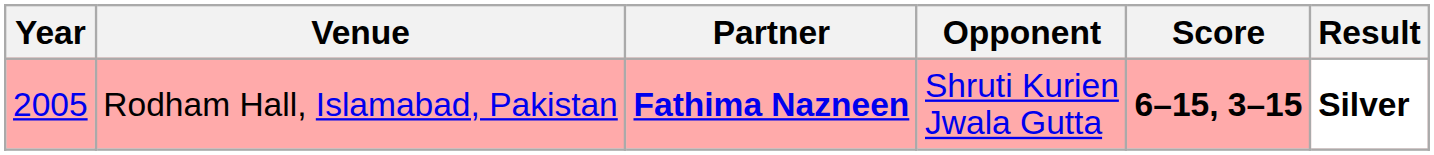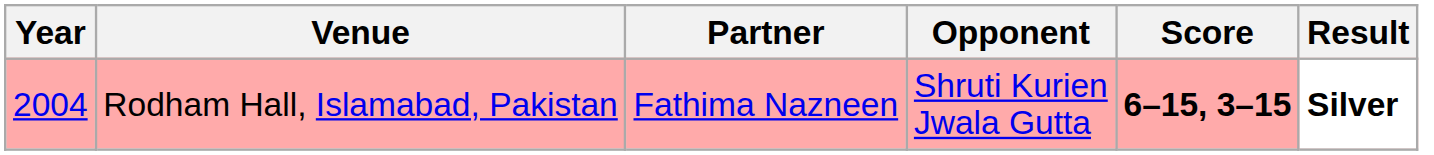(50, 104) 2005 -> (50, 104) 2004
(771, 104) bold -> (766, 104) normal
